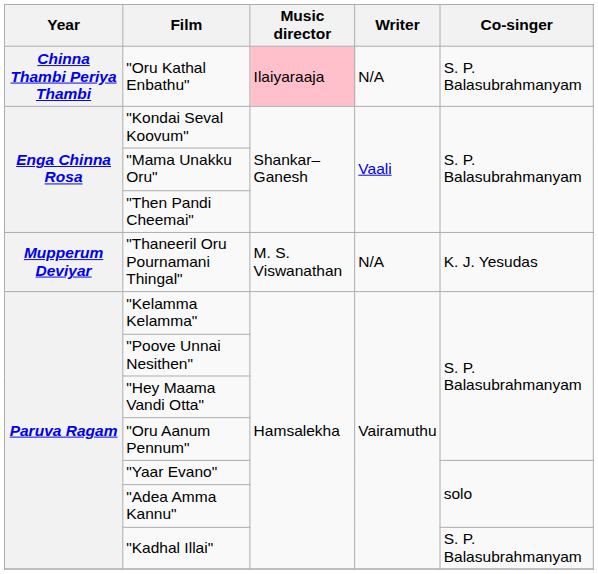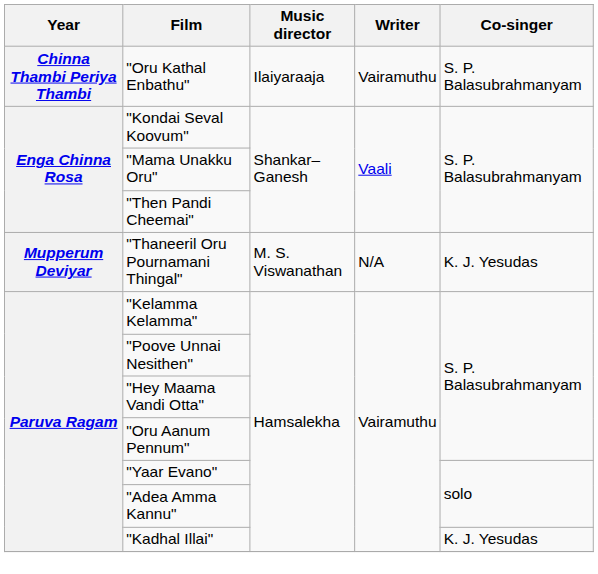(289, 76) pink background -> (289, 76) no background
(371, 76) N/A -> (397, 76) Vairamuthu
(513, 547) S. P. Balasubrahmanyam -> (491, 539) K. J. Yesudas
